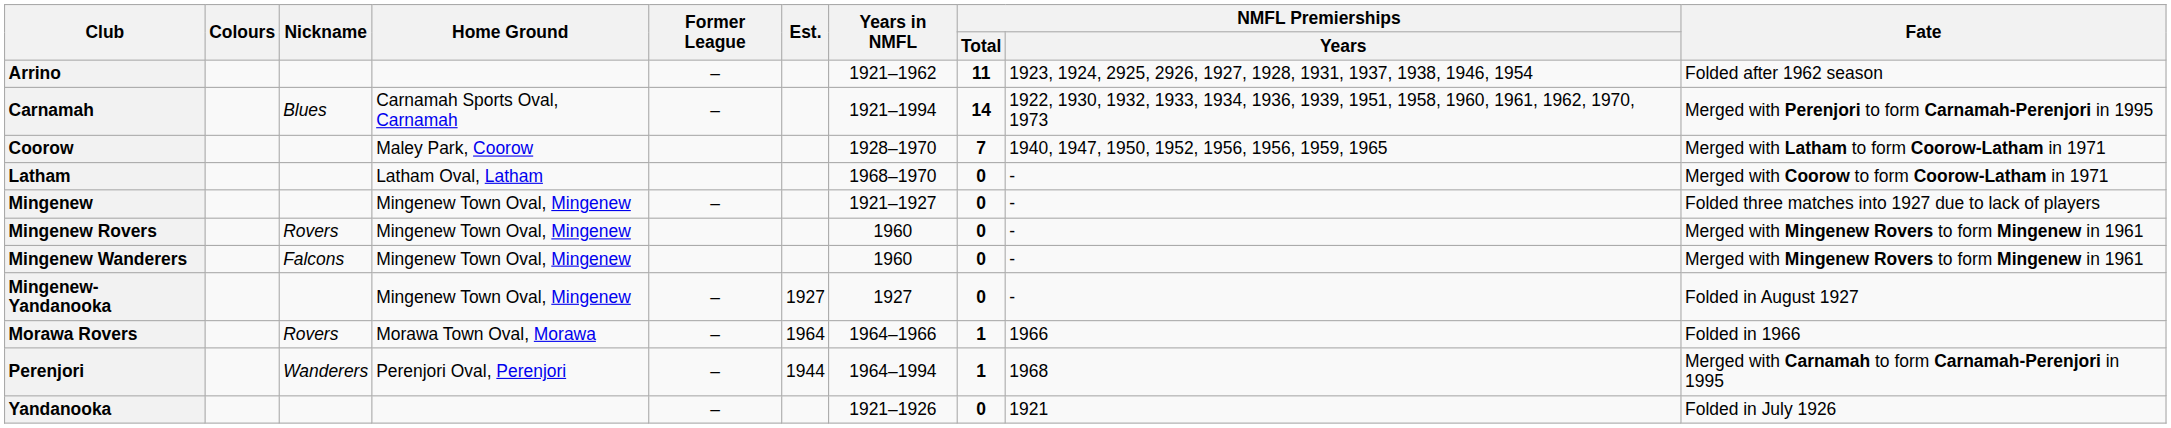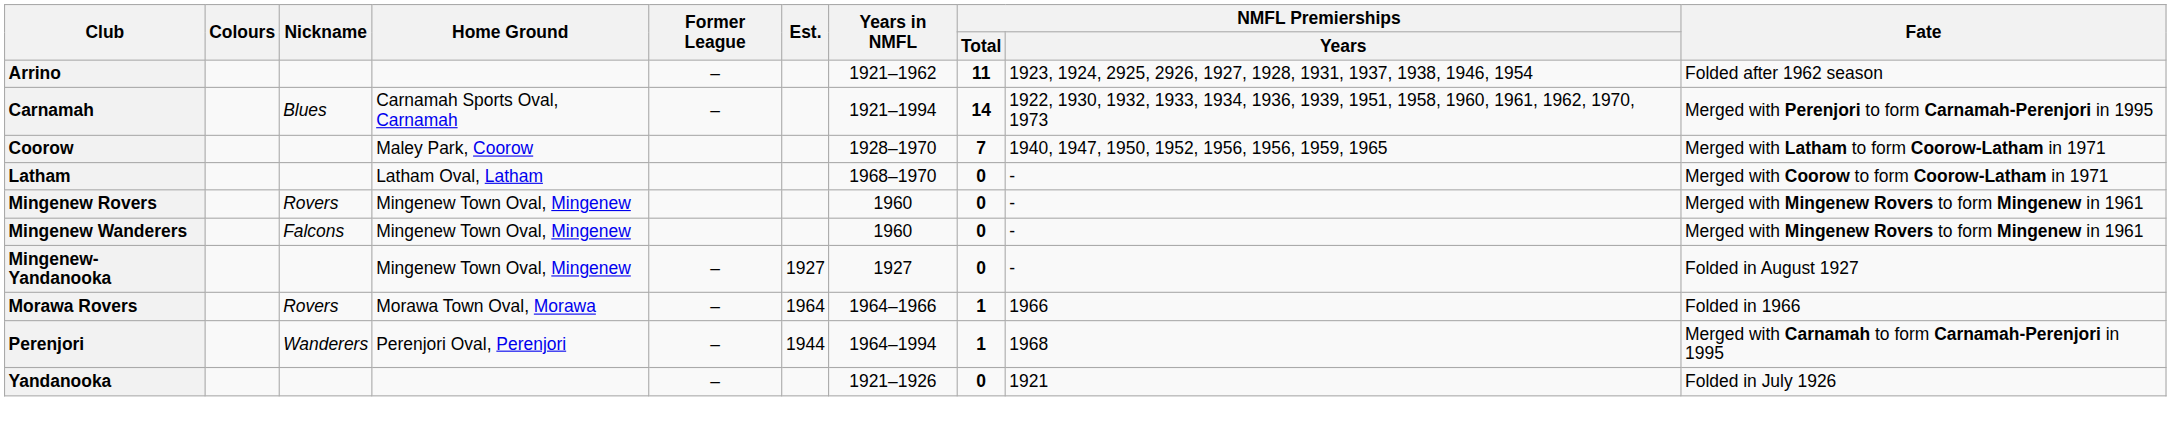- row: (51, 203)
